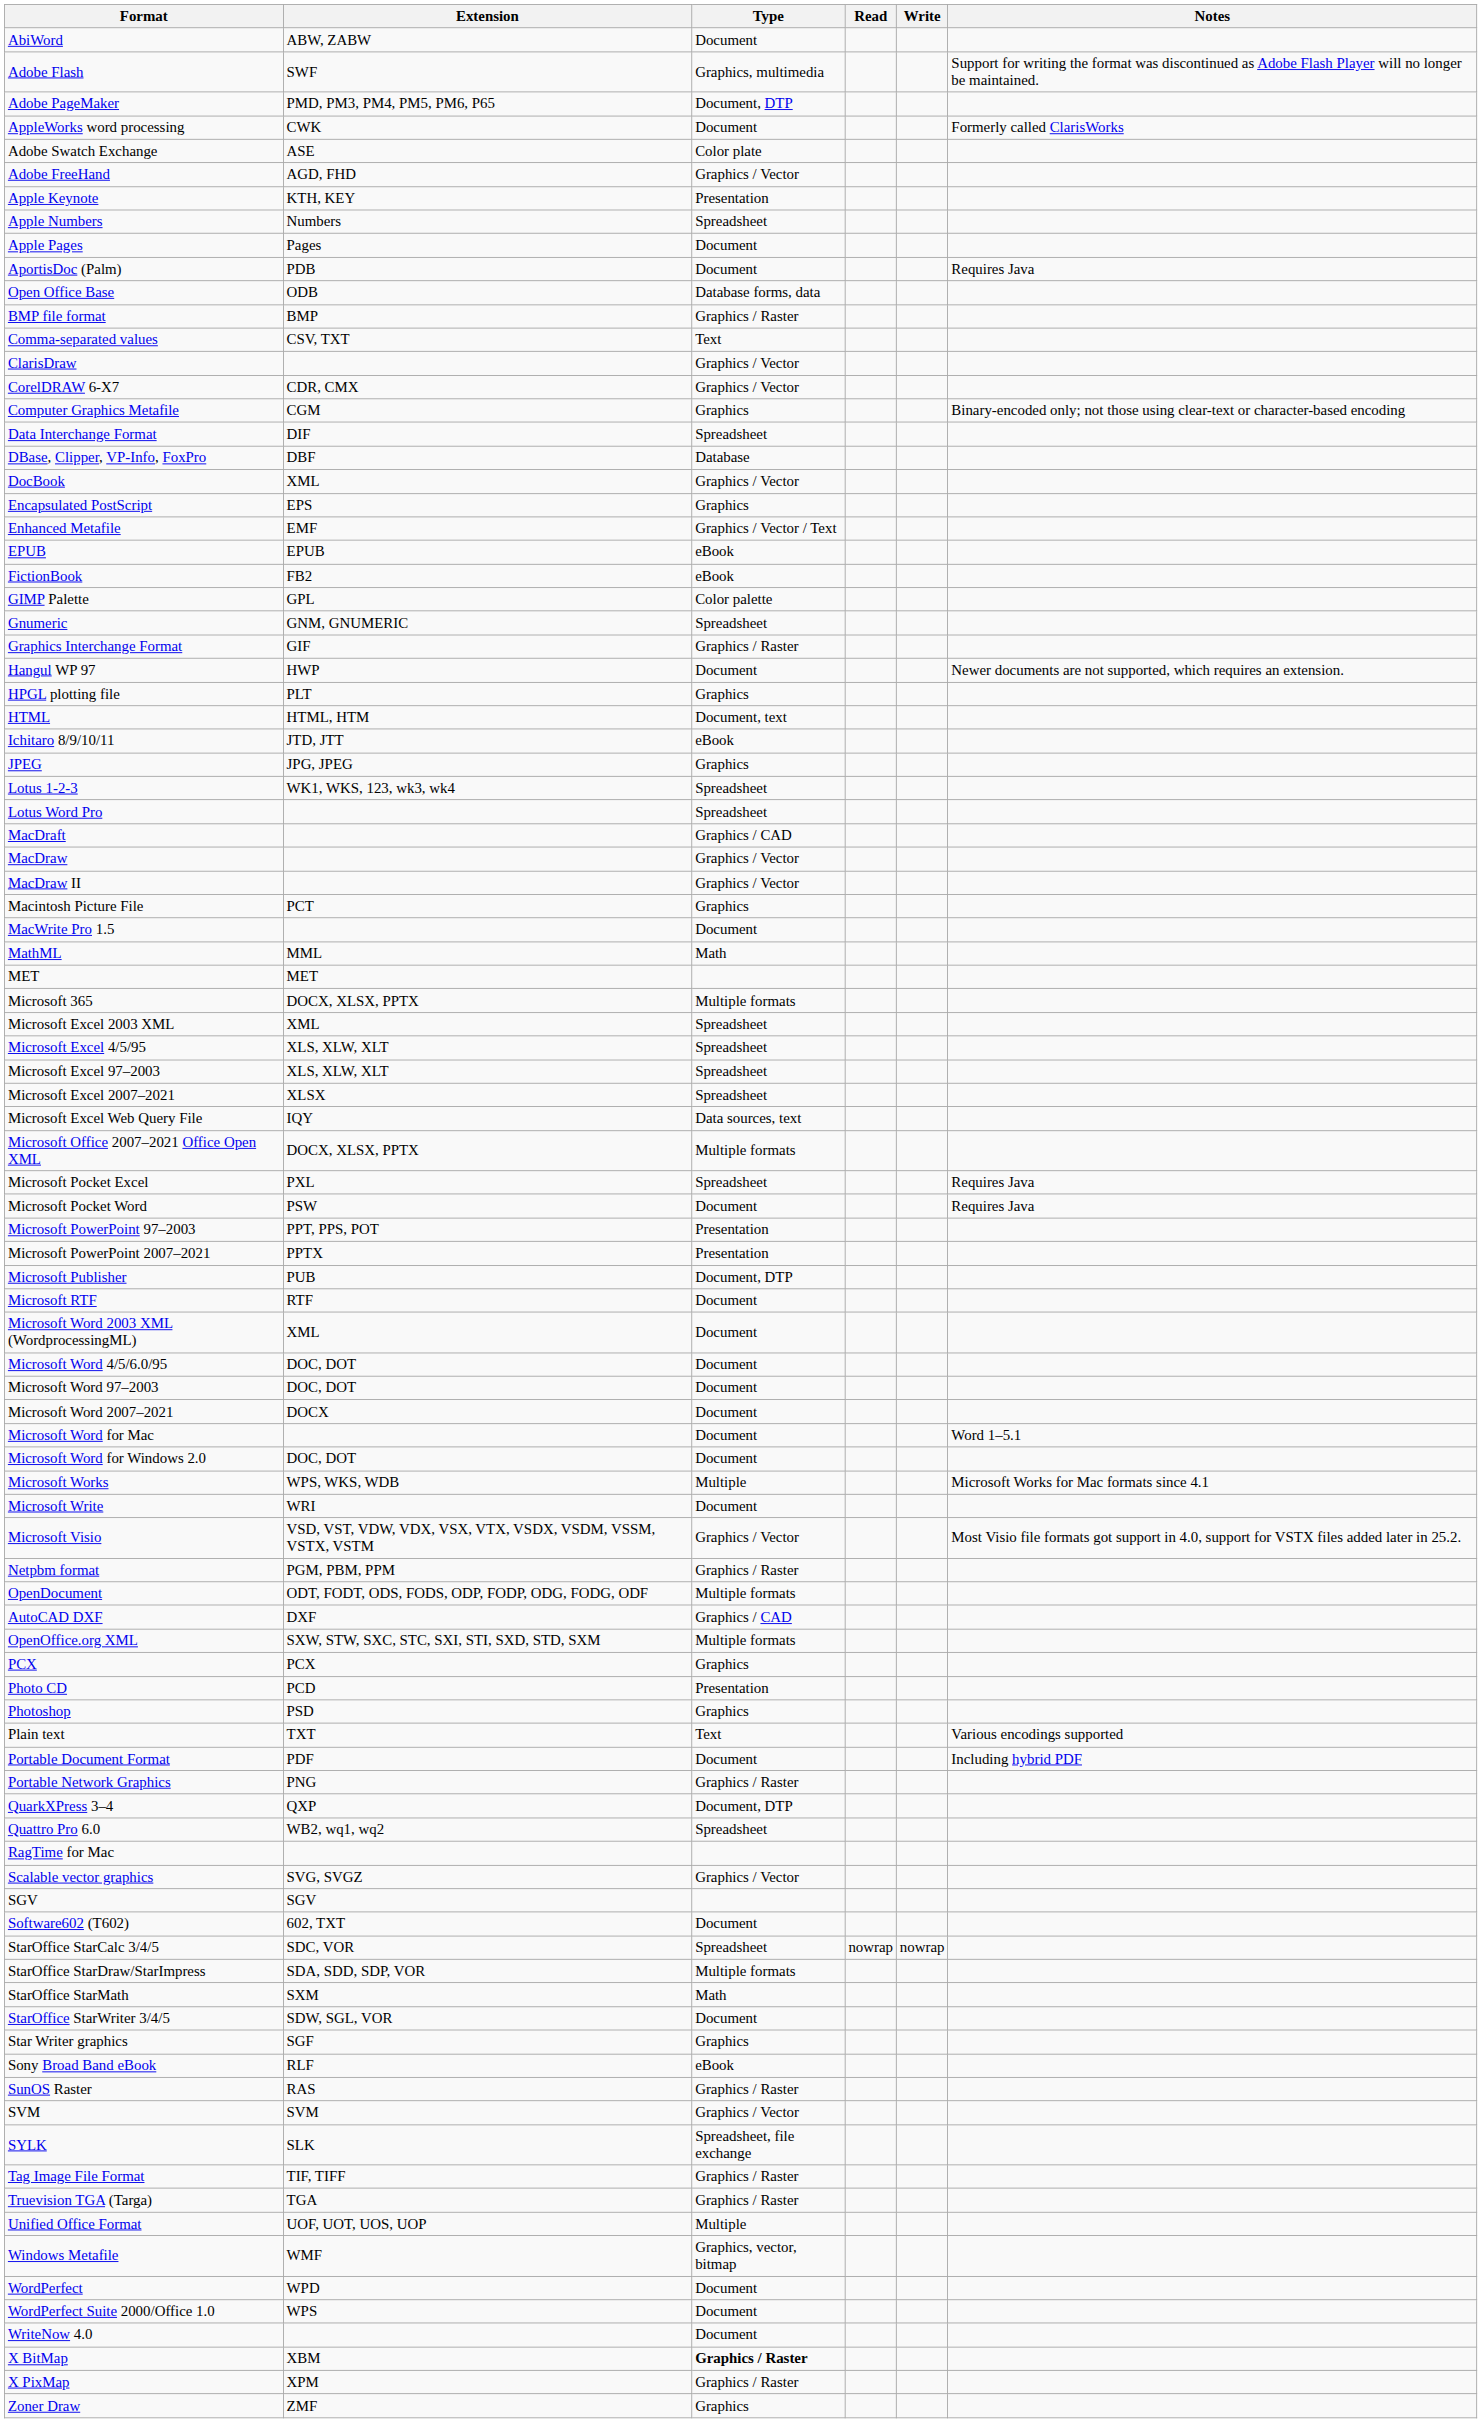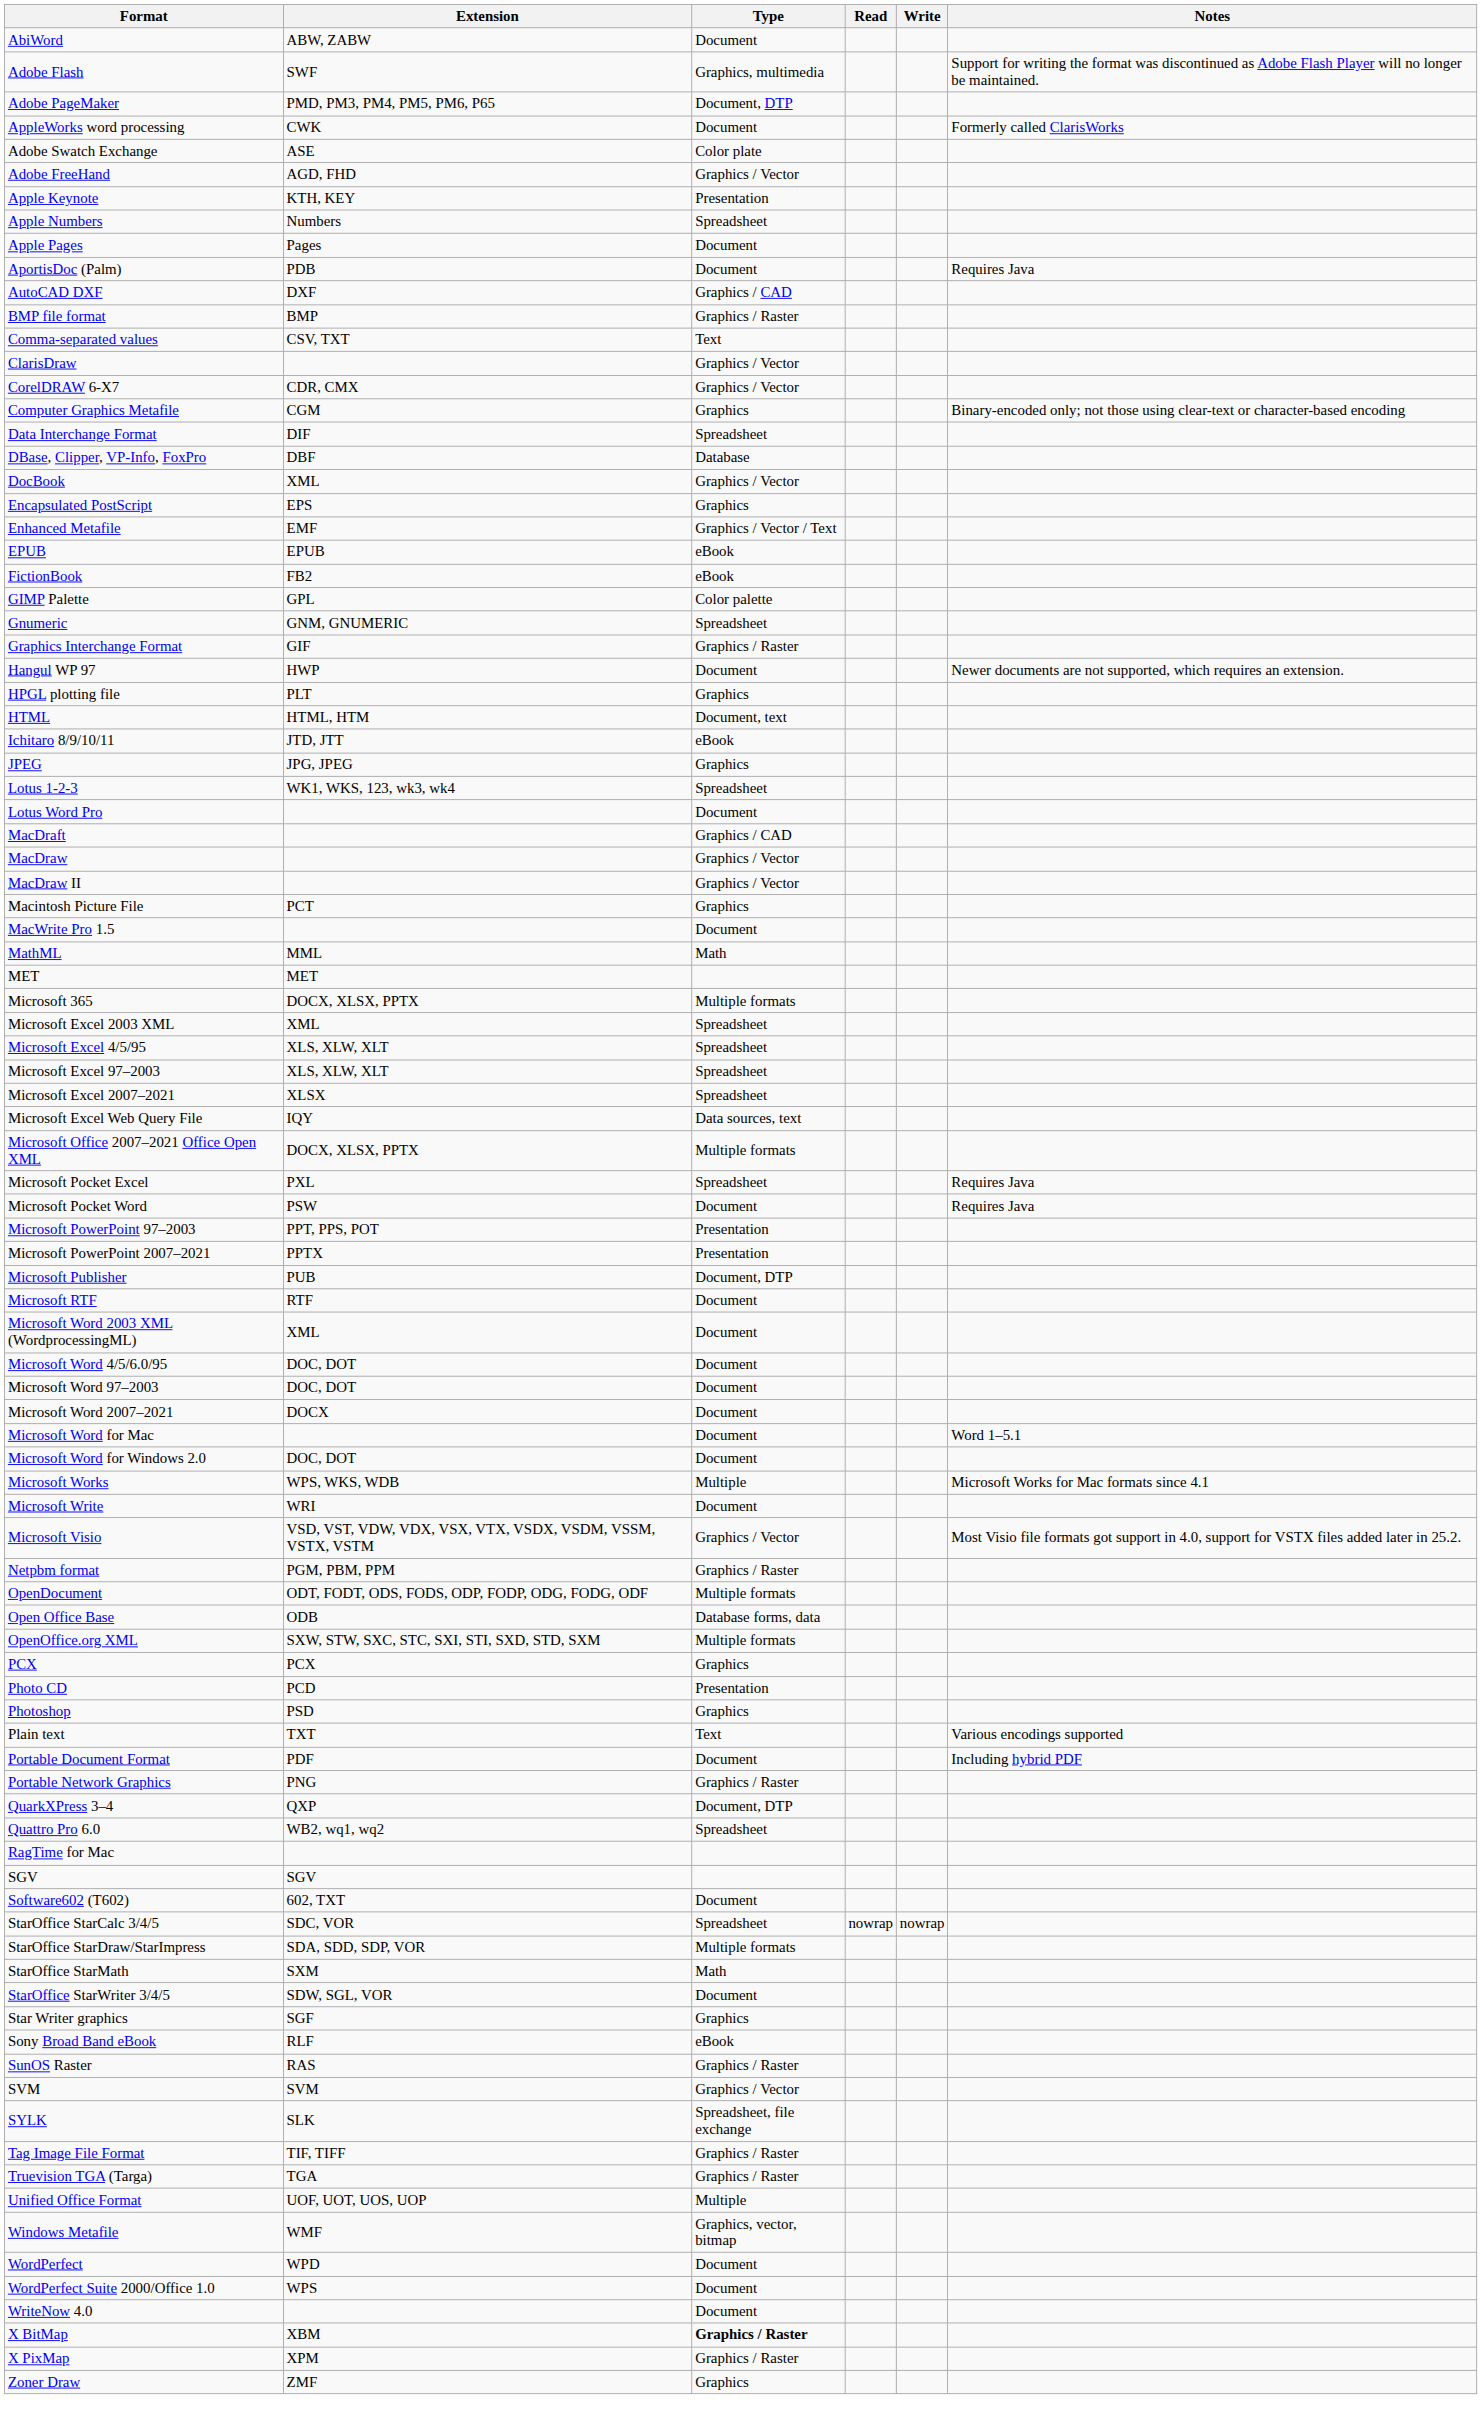rows swapped: (55, 1617) <-> (61, 292)
(731, 811) Spreadsheet -> (726, 811) Document
- row: (81, 1876)
